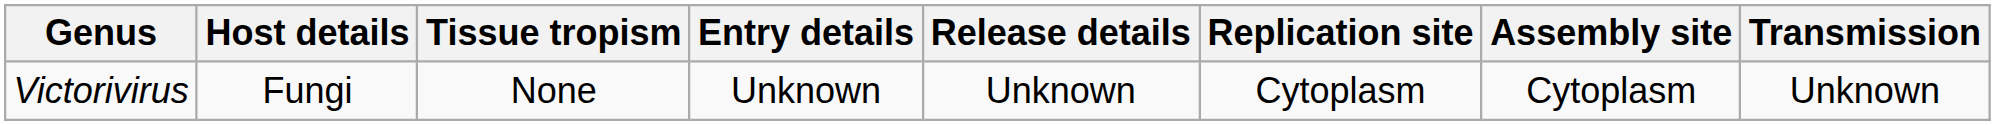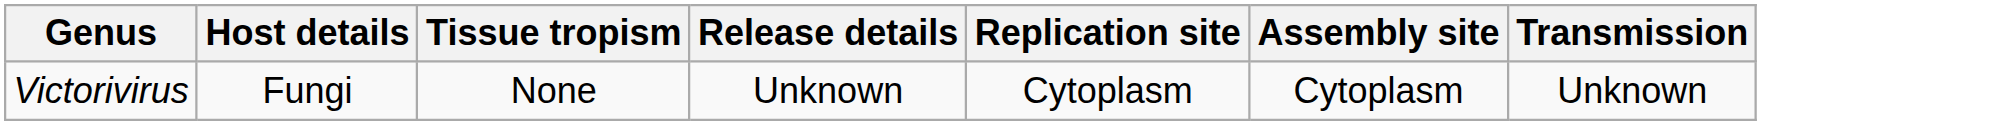- column: (806, 33)
